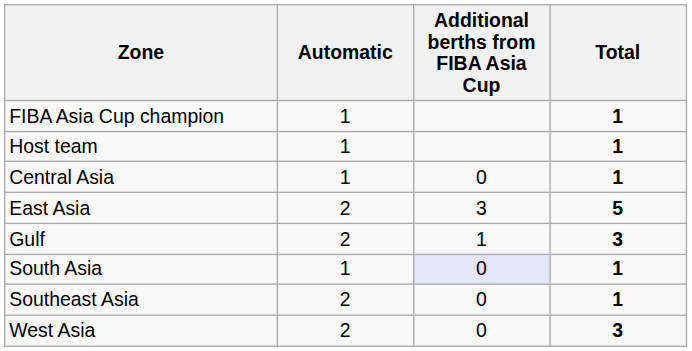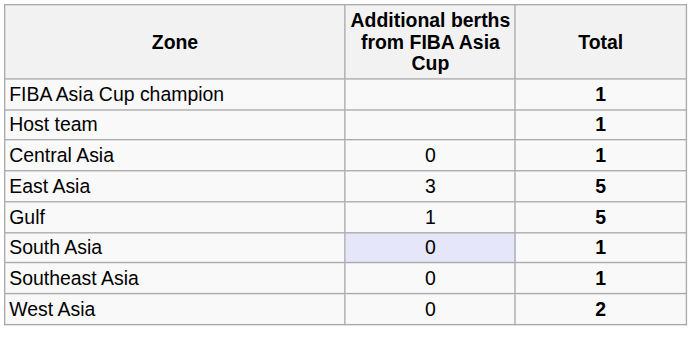- column: (345, 53)
(618, 239) 3 -> (601, 217) 5
(618, 331) 3 -> (601, 309) 2
